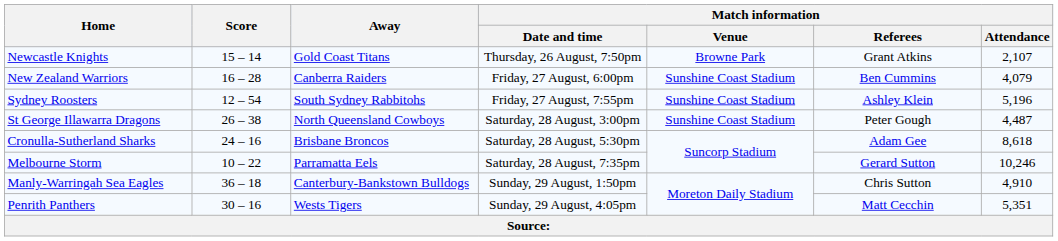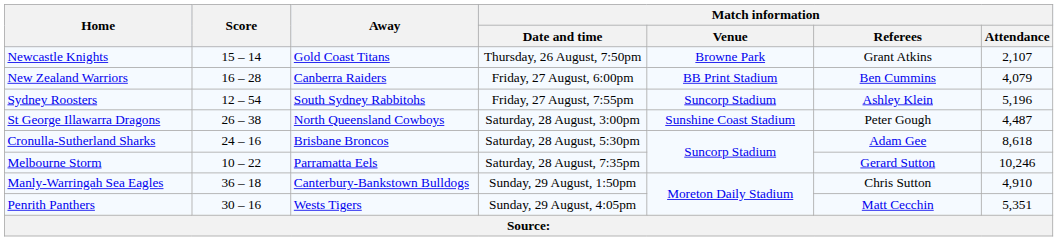(730, 78) Sunshine Coast Stadium -> (730, 78) BB Print Stadium
(730, 99) Sunshine Coast Stadium -> (730, 99) Suncorp Stadium
